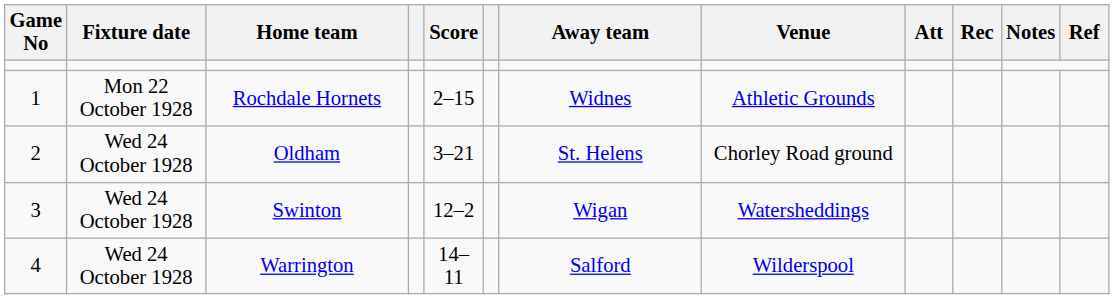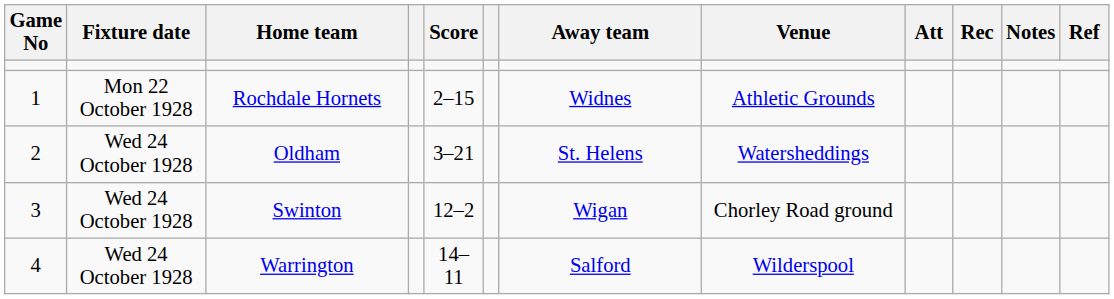(803, 153) Chorley Road ground -> (803, 153) Watersheddings
(803, 209) Watersheddings -> (803, 209) Chorley Road ground
